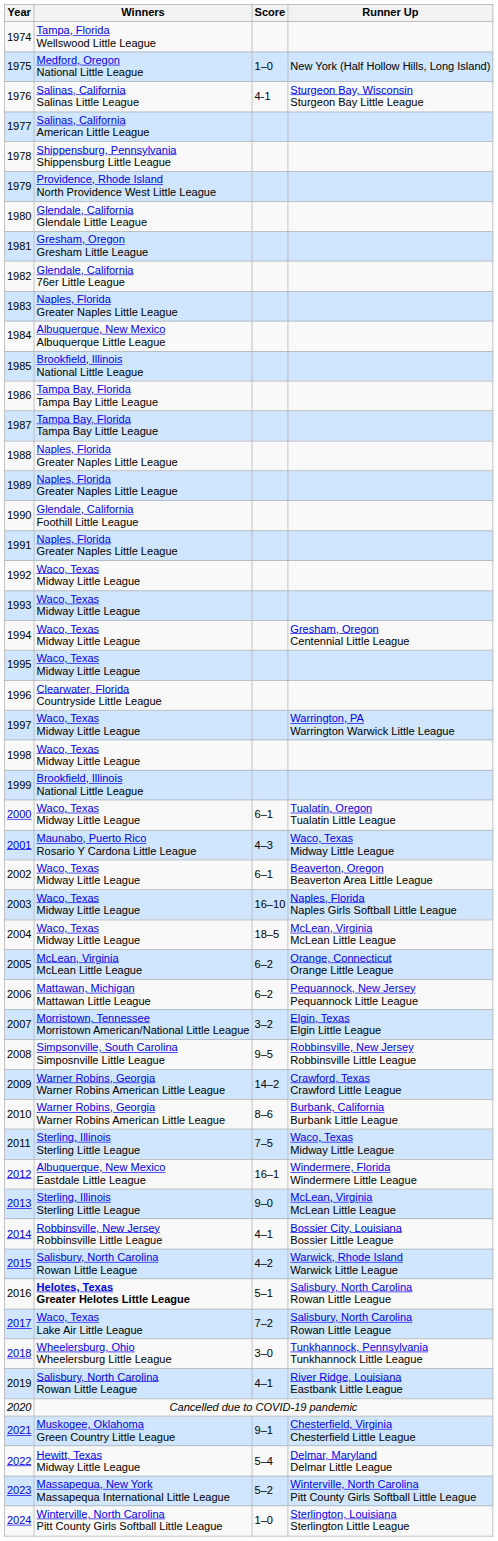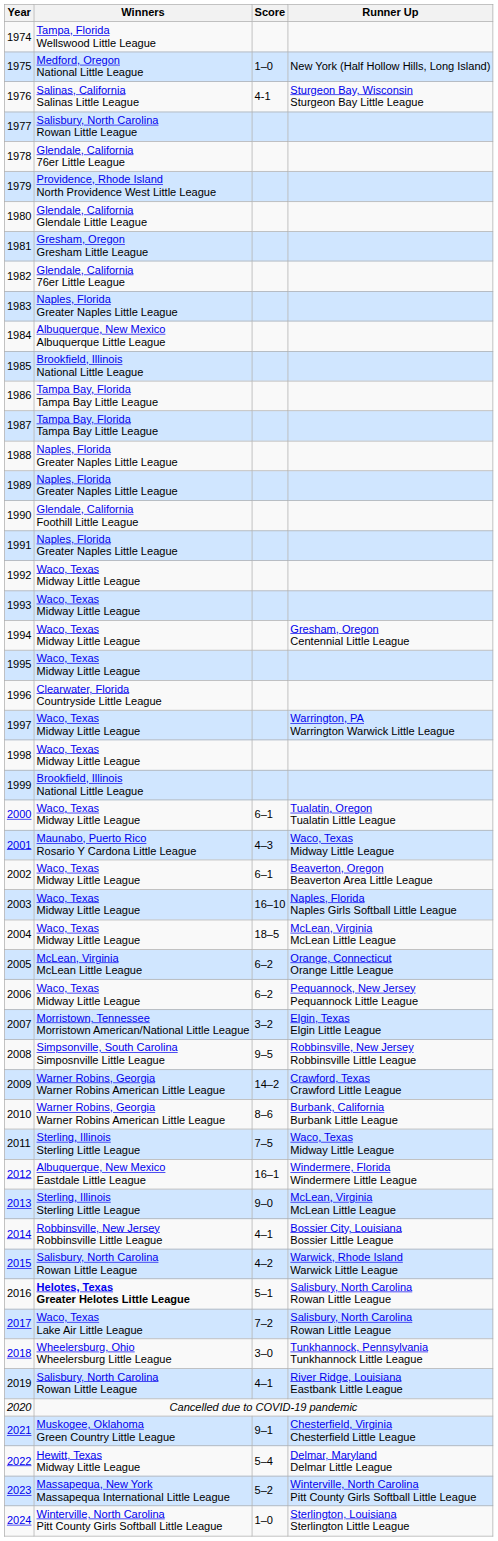(93, 126) Salinas, California American Little League -> (97, 126) Salisbury, North Carolina Rowan Little League
(107, 156) Shippensburg, Pennsylvania Shippensburg Little League -> (85, 156) Glendale, California 76er Little League
(94, 994) Mattawan, Michigan Mattawan Little League -> (88, 994) Waco, Texas Midway Little League
